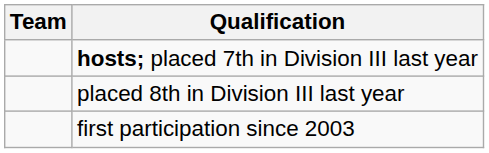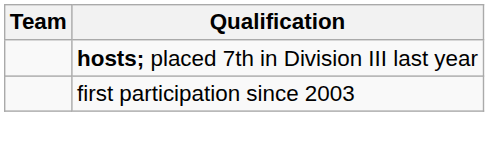- row: (241, 93)
